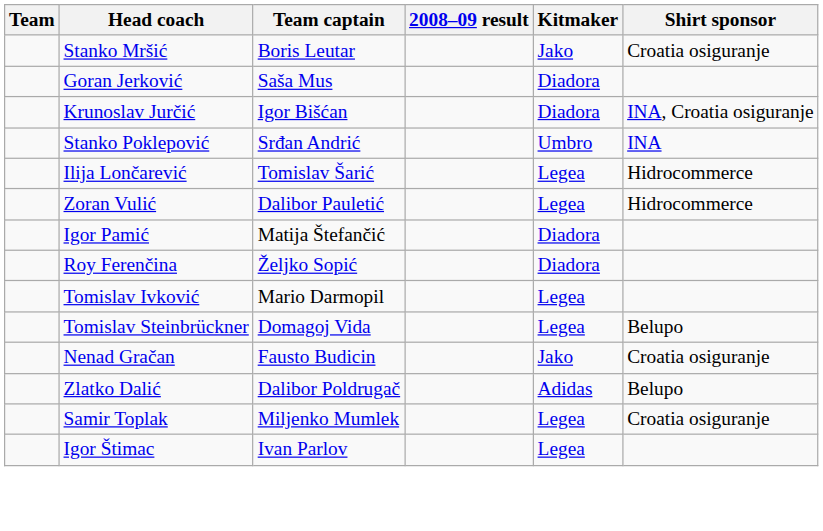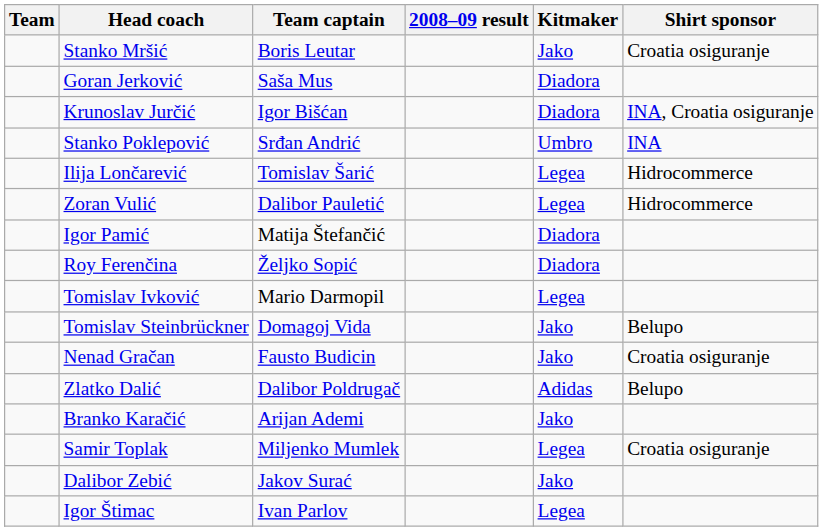(561, 326) Legea -> (555, 326) Jako
+ row: (125, 419)
+ row: (118, 480)
